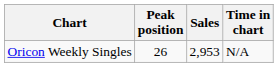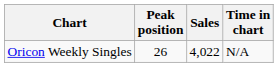(205, 51) 2,953 -> (205, 51) 4,022
